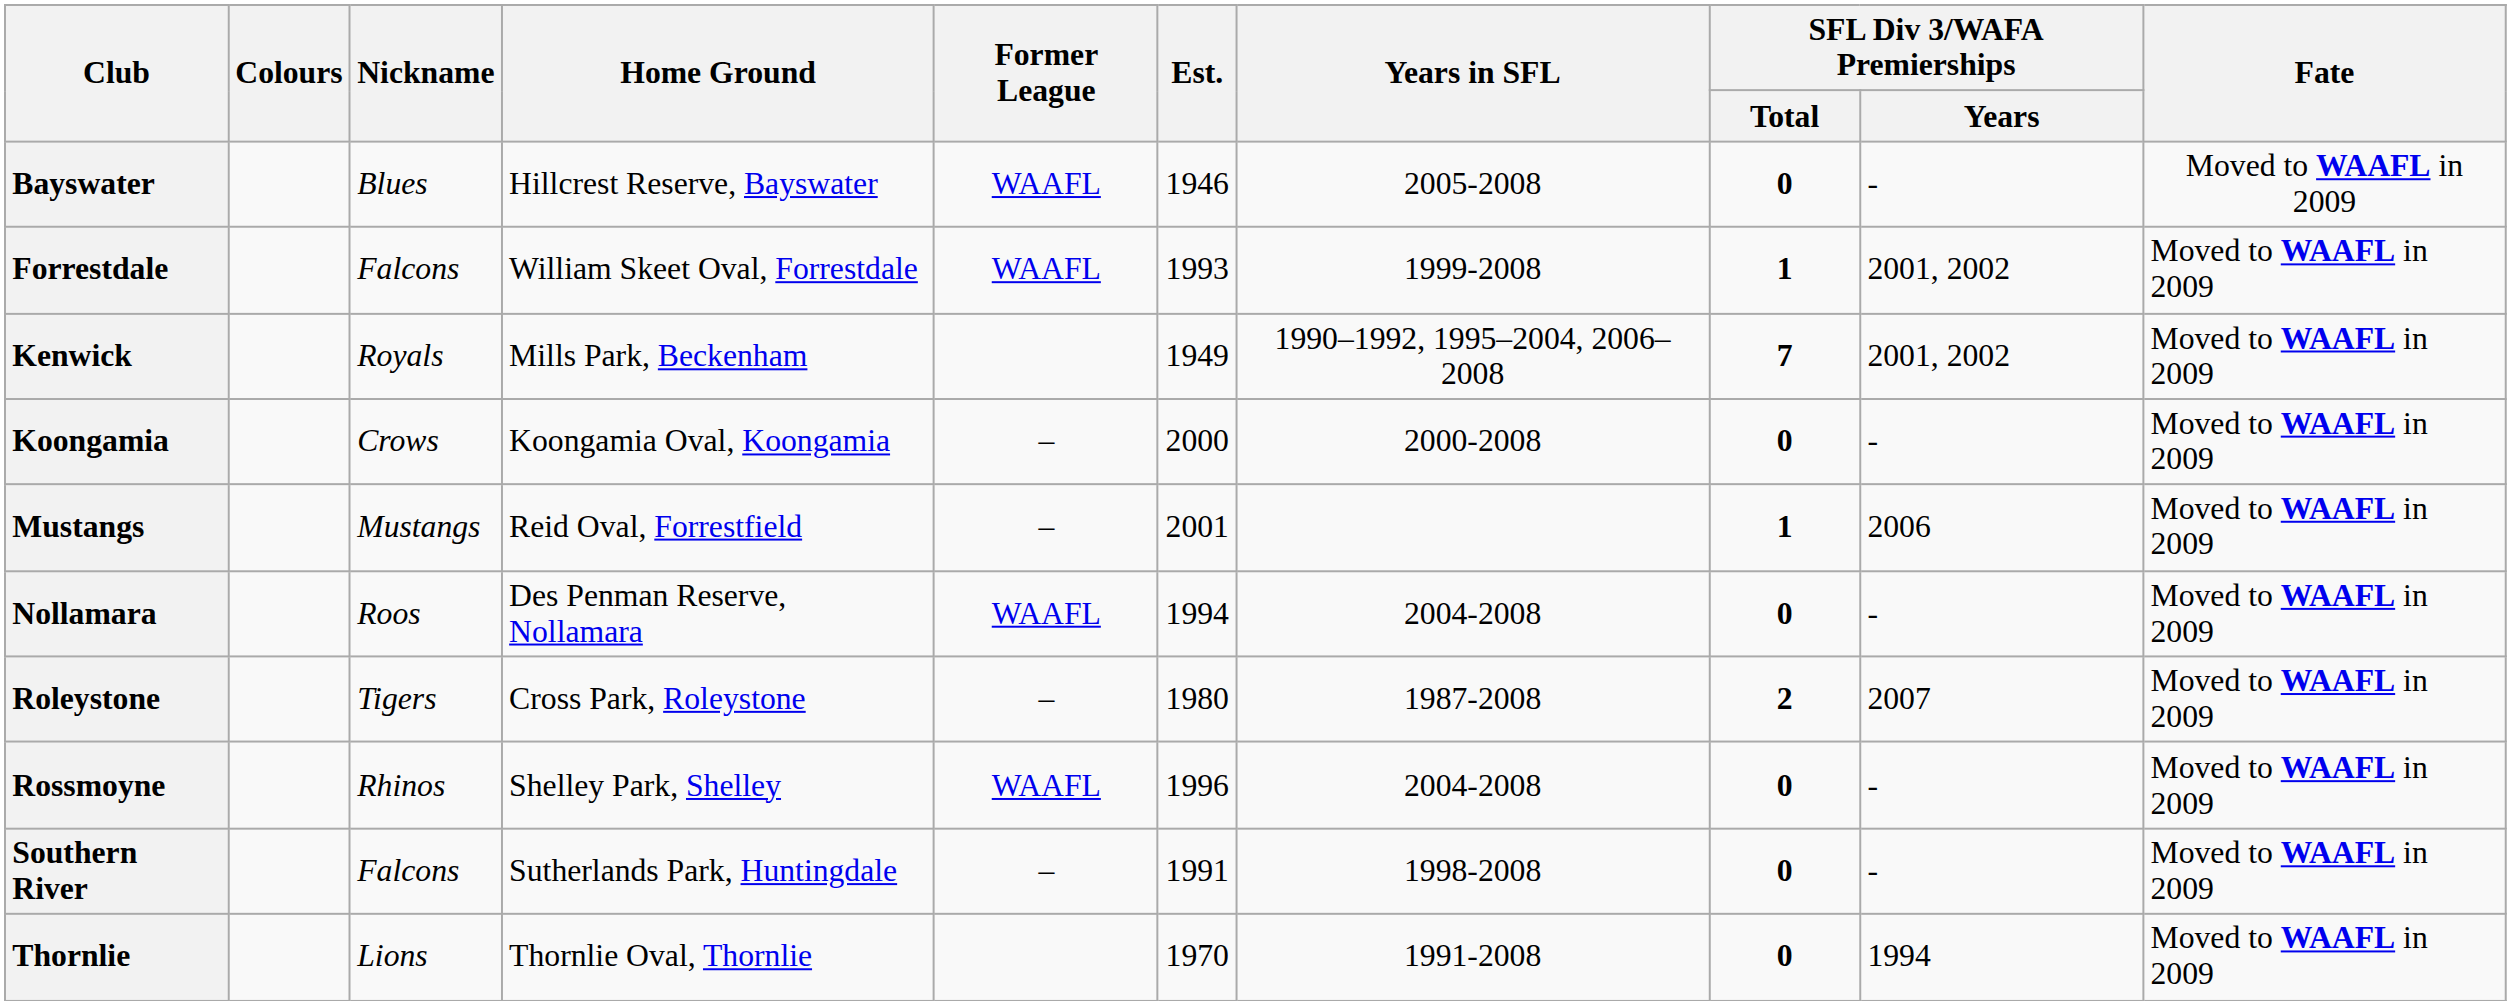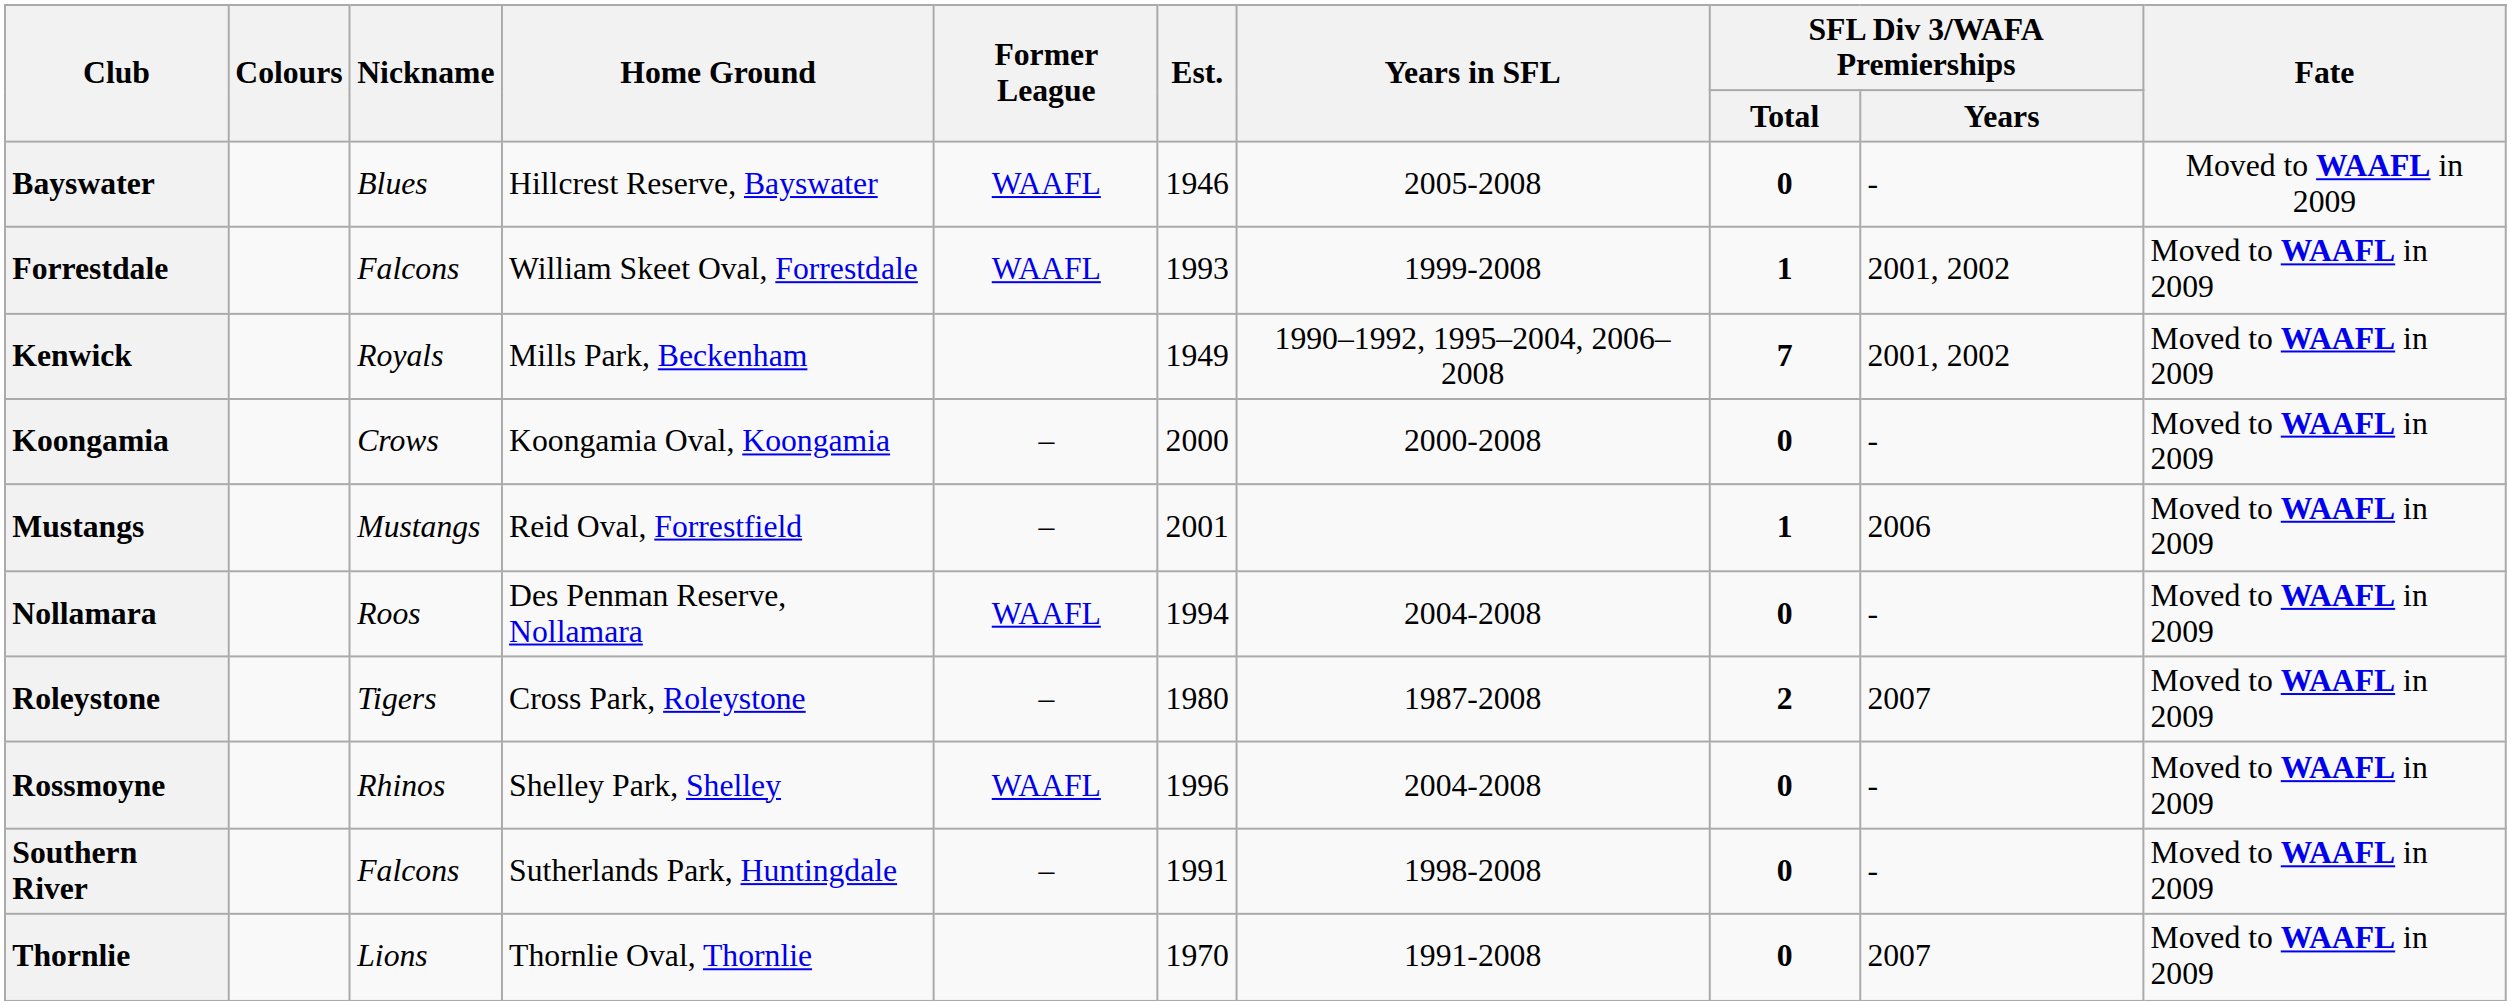(1899, 956) 1994 -> (1899, 956) 2007
